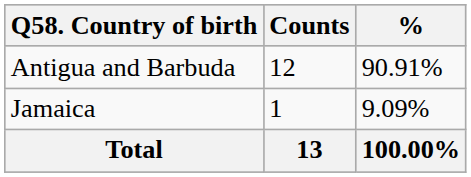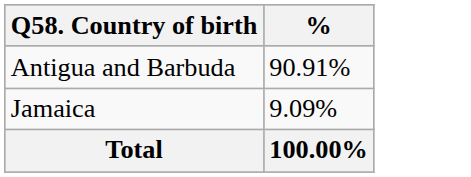- column: (309, 25)
